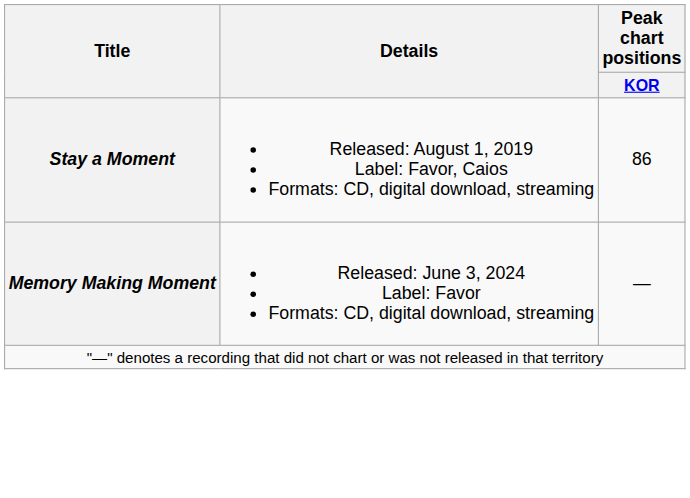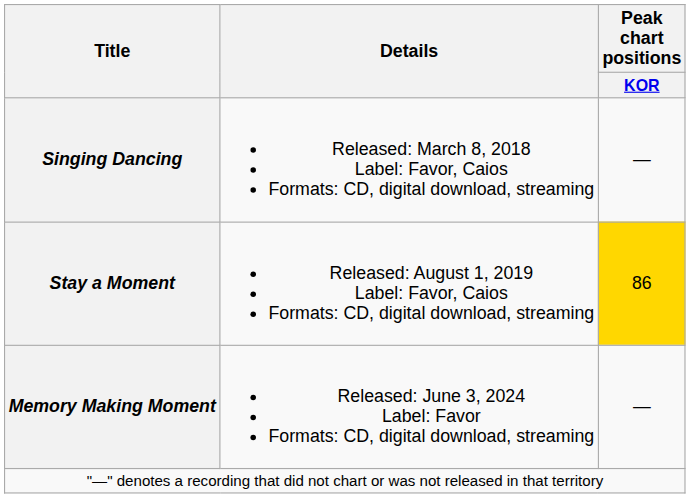+ row: (112, 159)
(642, 159) no background -> (642, 283) gold background
